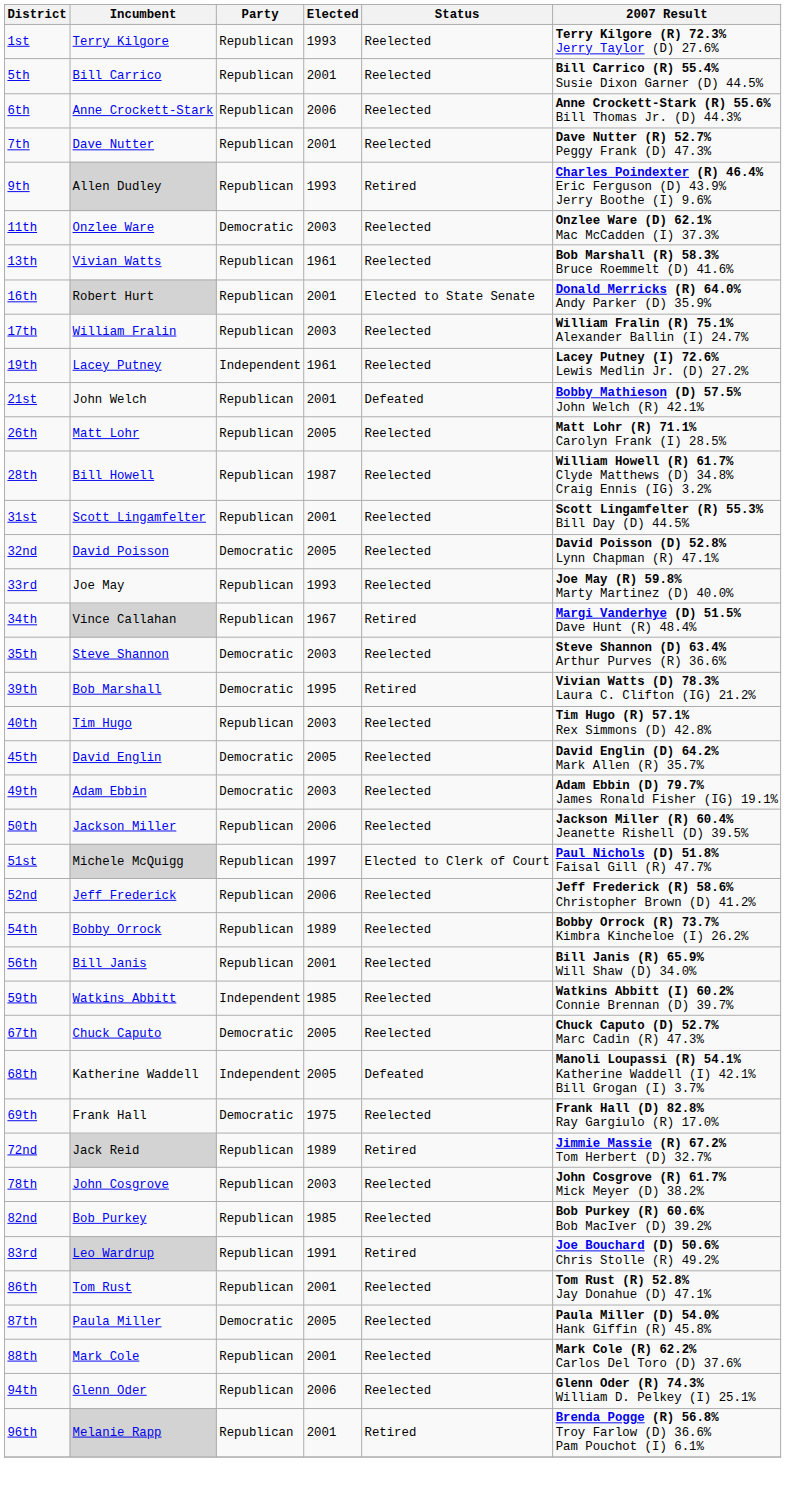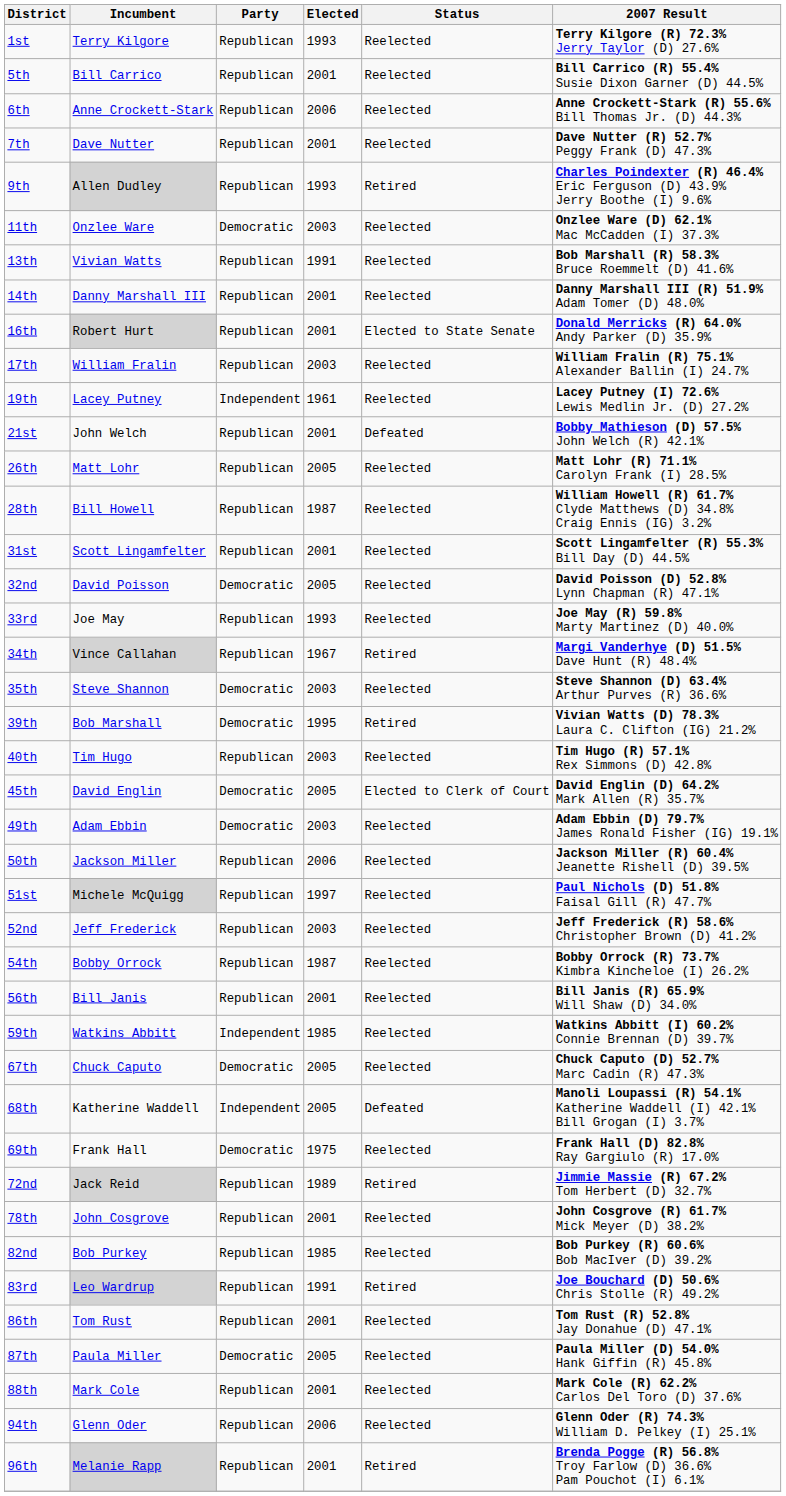(322, 262) 1961 -> (322, 262) 1991
+ row: (22, 297)
(398, 758) Reelected -> (457, 792) Elected to Clerk of Court
(457, 861) Elected to Clerk of Court -> (398, 895) Reelected
(322, 895) 2006 -> (322, 930) 2003
(322, 930) 1989 -> (322, 964) 1987
(322, 1185) 2003 -> (322, 1219) 2001
